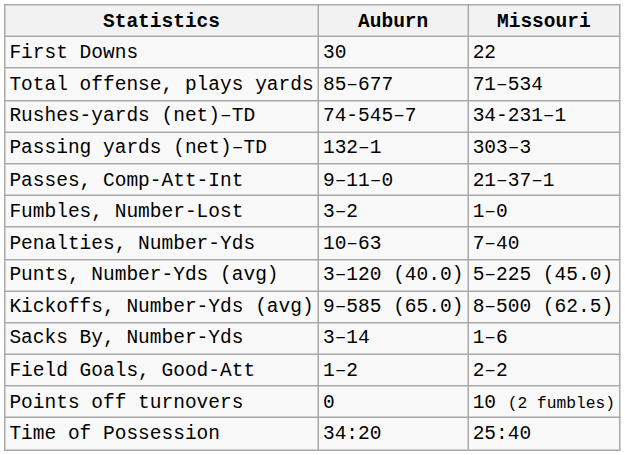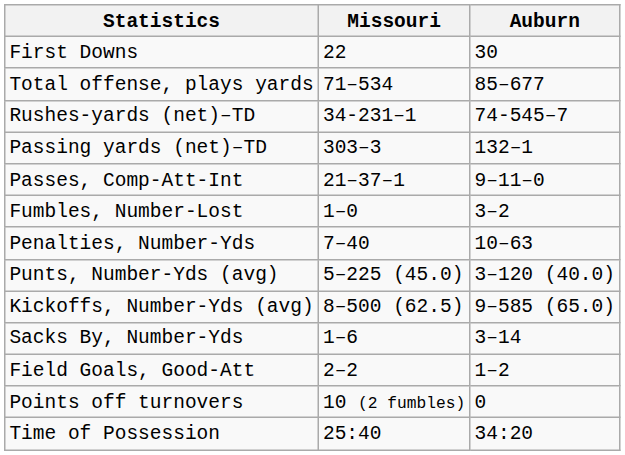columns swapped: (393, 21) <-> (544, 21)
